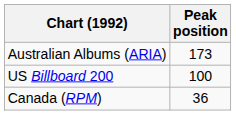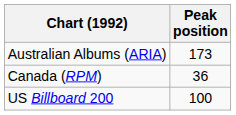rows swapped: (55, 98) <-> (61, 76)
